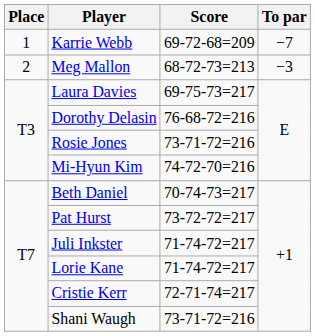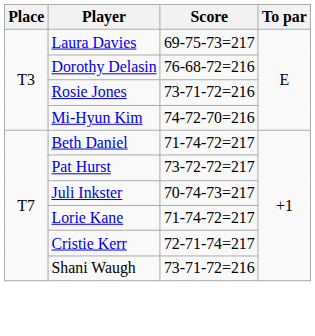- row: (92, 42)
- row: (91, 67)
(209, 192) 70-74-73=217 -> (209, 142) 71-74-72=217
(209, 243) 71-74-72=217 -> (209, 192) 70-74-73=217
